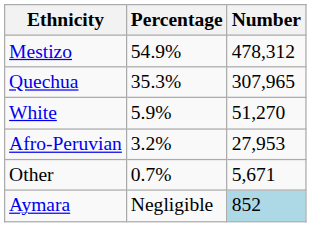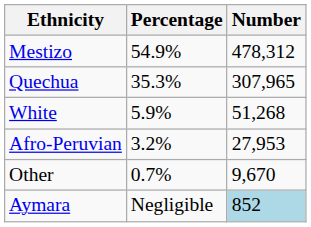(258, 112) 51,270 -> (258, 112) 51,268
(254, 174) 5,671 -> (254, 174) 9,670
